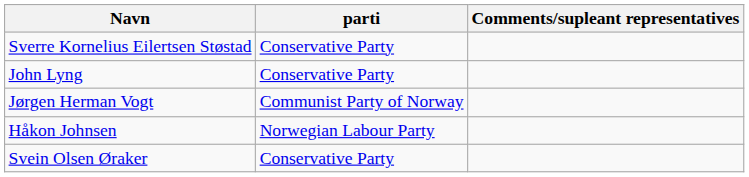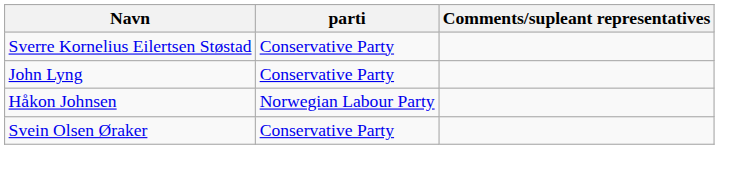- row: (81, 102)
